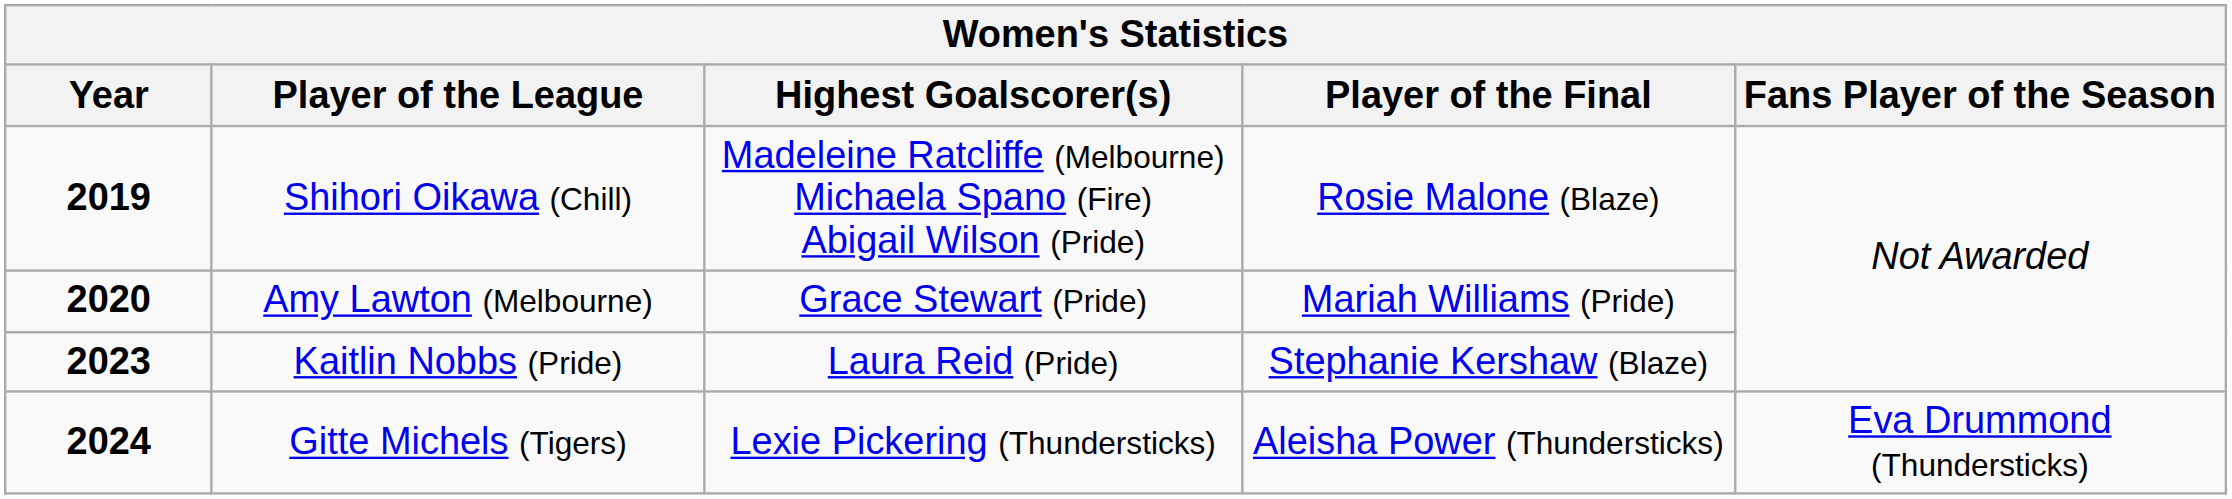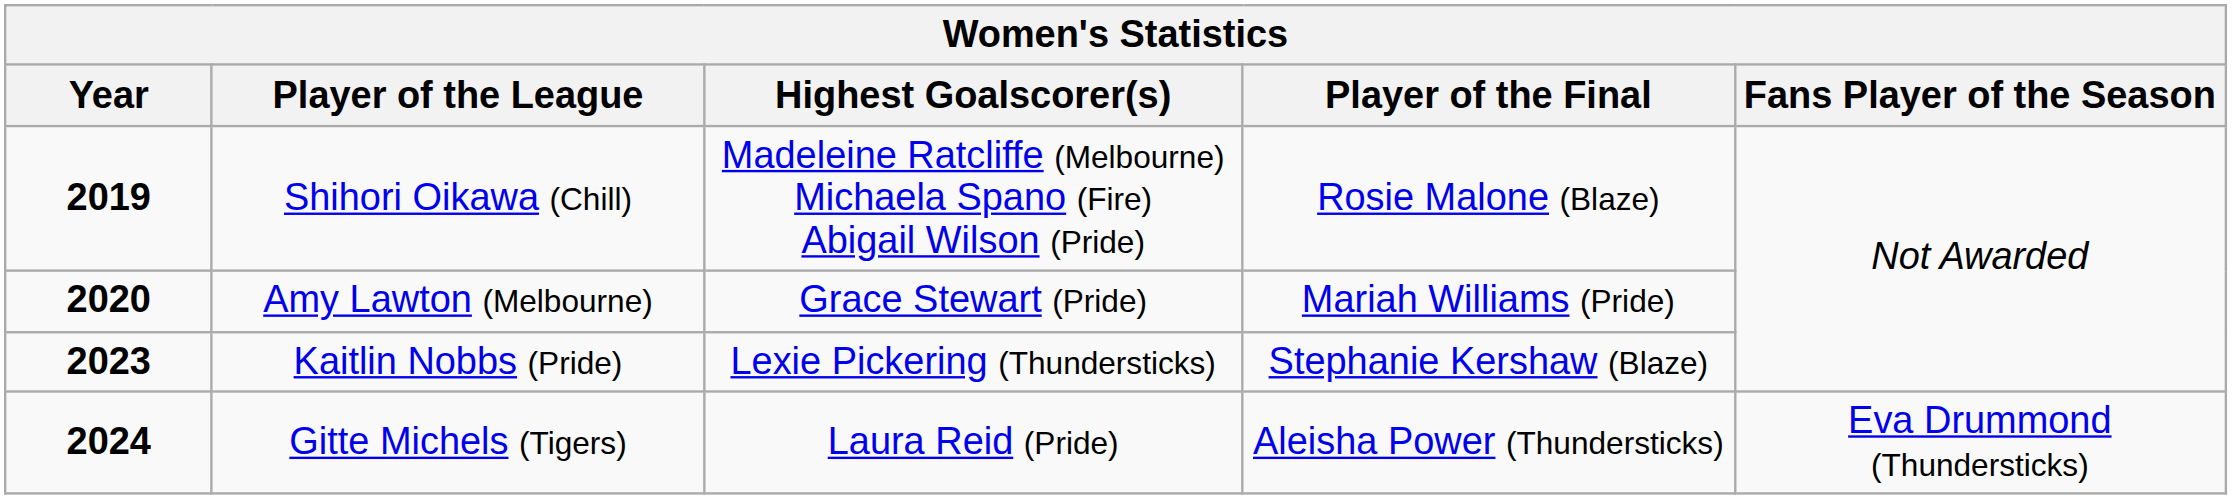(973, 360) Laura Reid (Pride) -> (973, 360) Lexie Pickering (Thundersticks)
(973, 441) Lexie Pickering (Thundersticks) -> (973, 441) Laura Reid (Pride)
